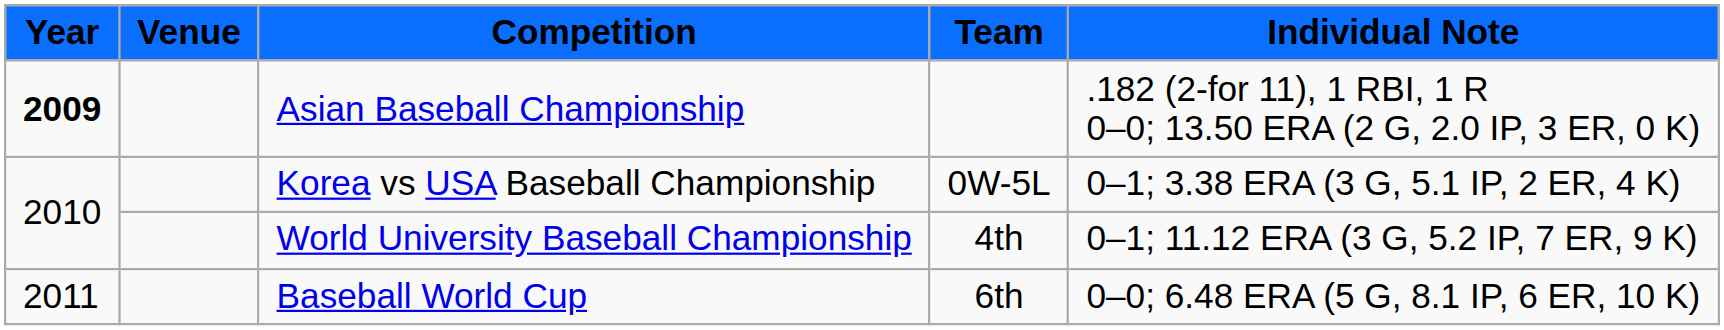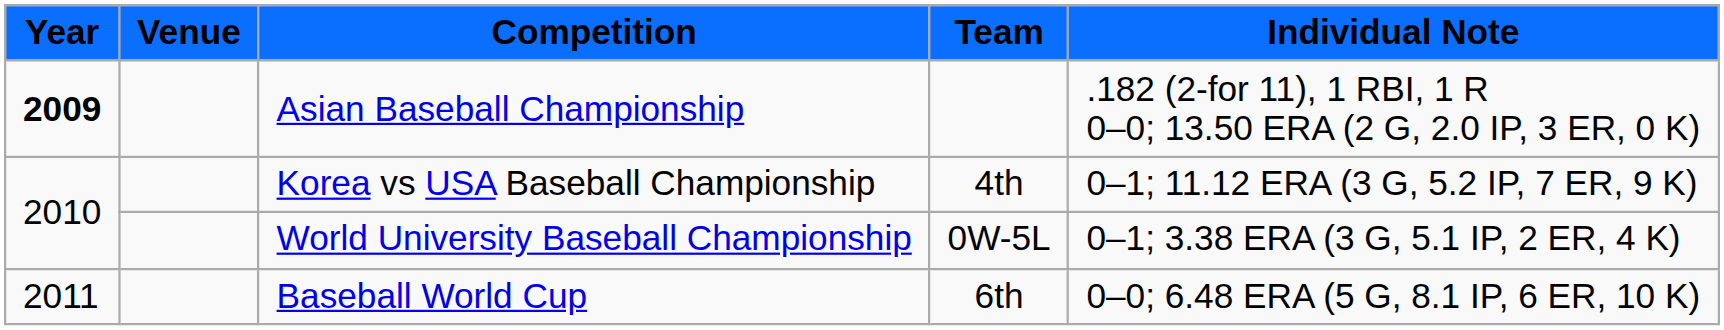(999, 183) 0W-5L -> (999, 183) 4th
(1384, 183) 0–1; 3.38 ERA (3 G, 5.1 IP, 2 ER, 4 K) -> (1392, 183) 0–1; 11.12 ERA (3 G, 5.2 IP, 7 ER, 9 K)
(999, 239) 4th -> (999, 239) 0W-5L
(1392, 239) 0–1; 11.12 ERA (3 G, 5.2 IP, 7 ER, 9 K) -> (1384, 239) 0–1; 3.38 ERA (3 G, 5.1 IP, 2 ER, 4 K)
